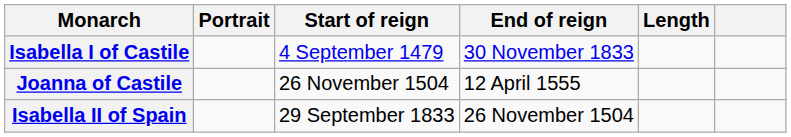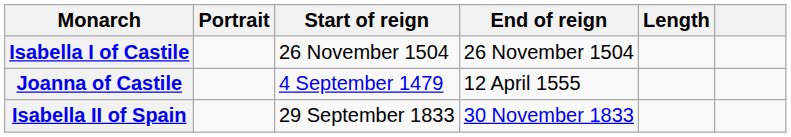(361, 52) 4 September 1479 -> (364, 52) 26 November 1504
(549, 52) 30 November 1833 -> (549, 52) 26 November 1504
(364, 83) 26 November 1504 -> (361, 83) 4 September 1479
(549, 115) 26 November 1504 -> (549, 115) 30 November 1833
